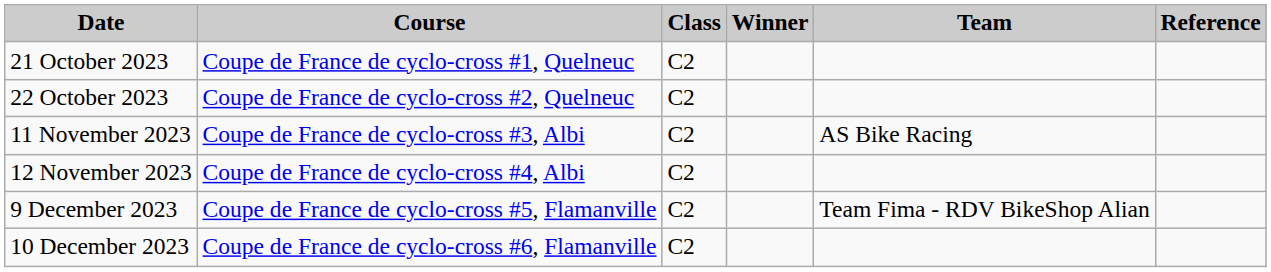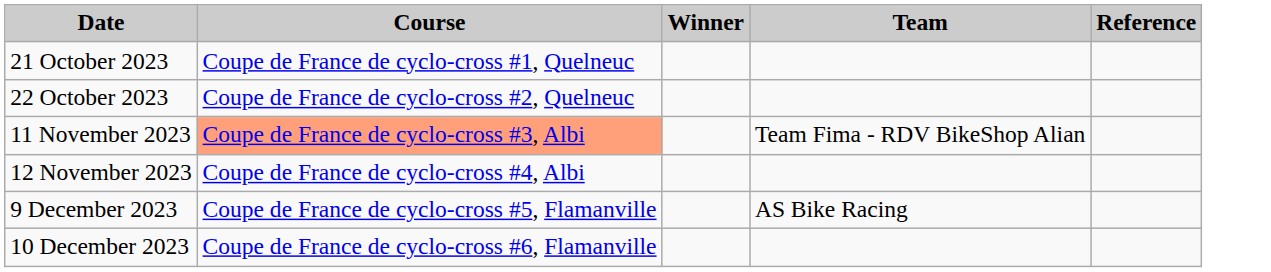- column: (694, 23)
(394, 135) no background -> (394, 135) lightsalmon background
(896, 135) AS Bike Racing -> (920, 135) Team Fima - RDV BikeShop Alian
(985, 209) Team Fima - RDV BikeShop Alian -> (831, 209) AS Bike Racing
